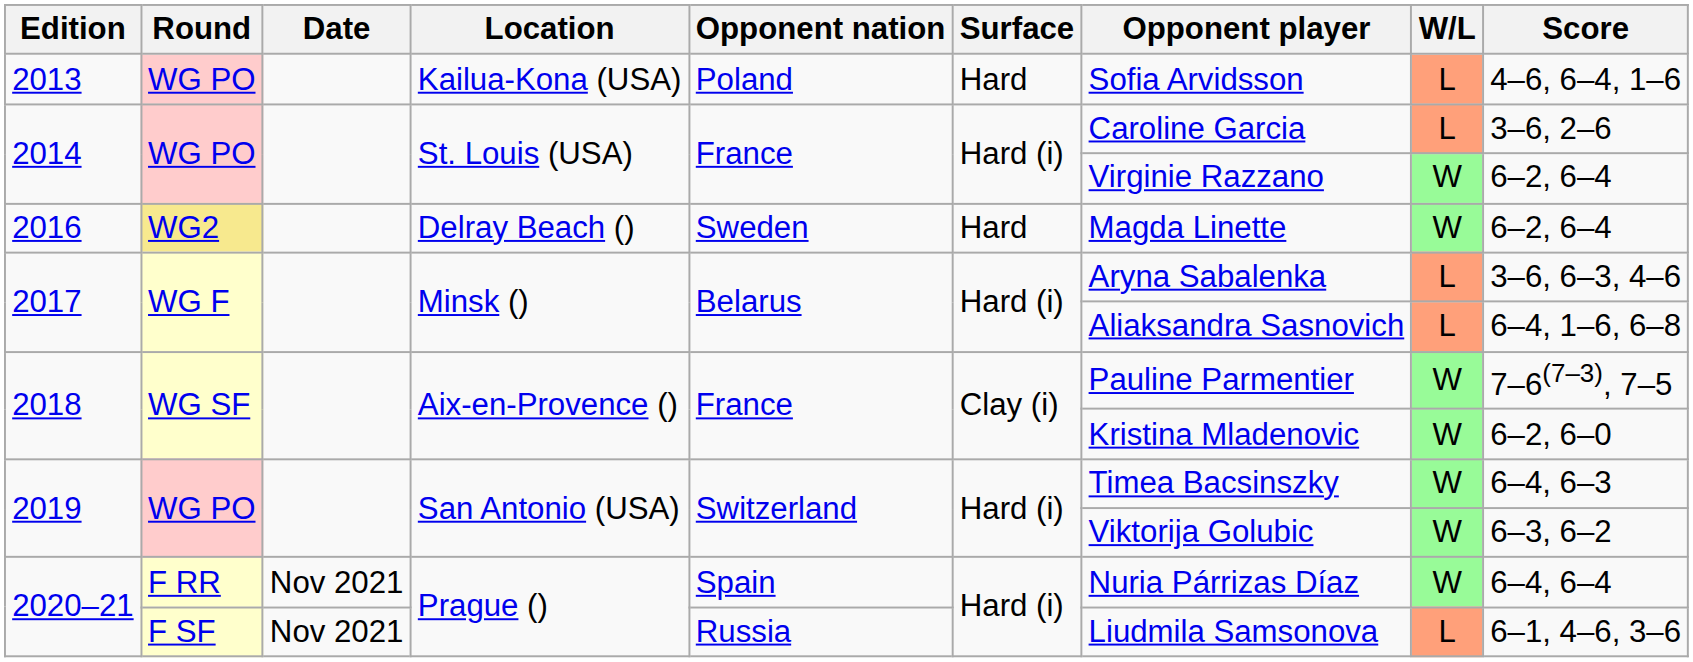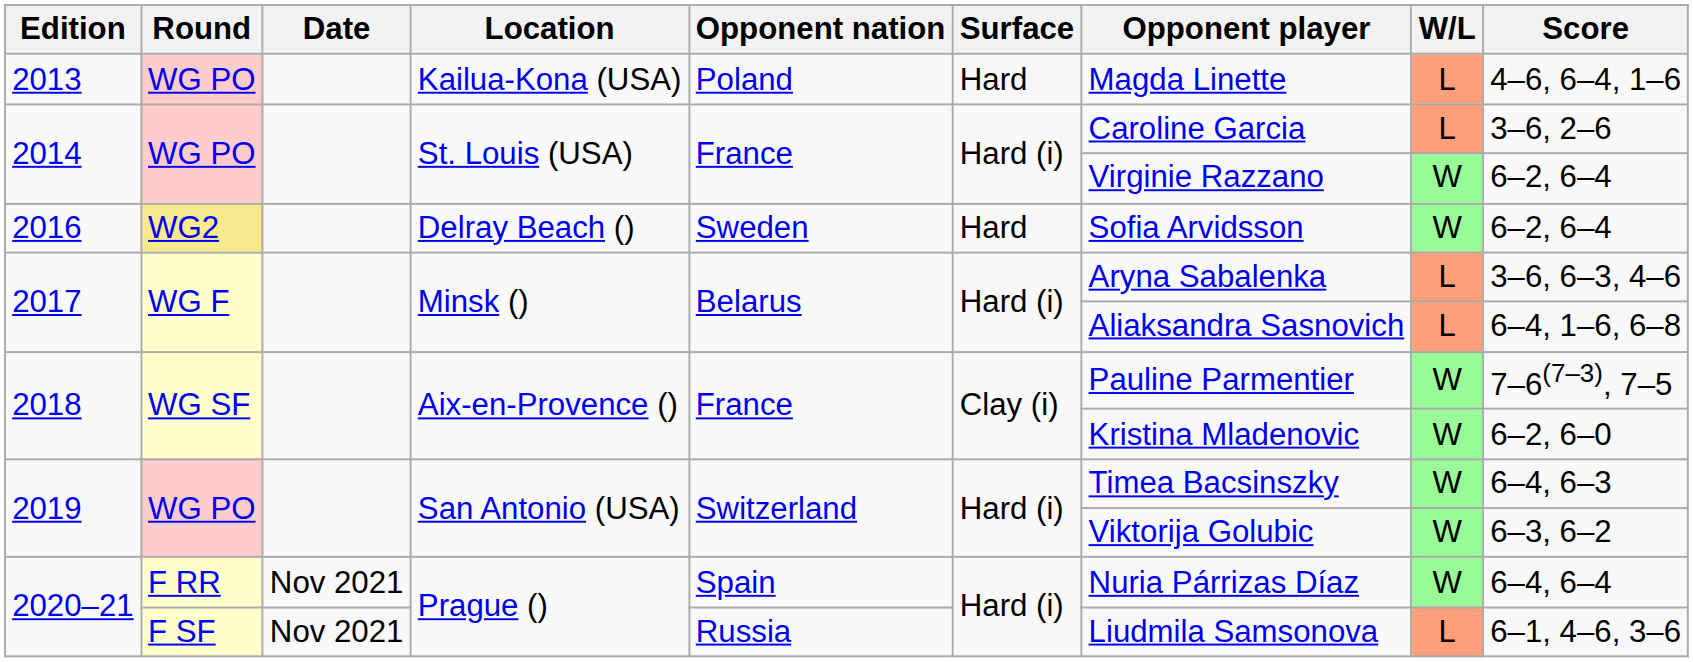(1196, 78) Sofia Arvidsson -> (1187, 78) Magda Linette
(1187, 227) Magda Linette -> (1196, 227) Sofia Arvidsson
